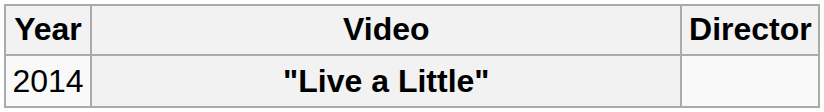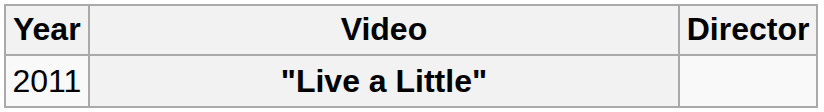(48, 80) 2014 -> (47, 80) 2011
